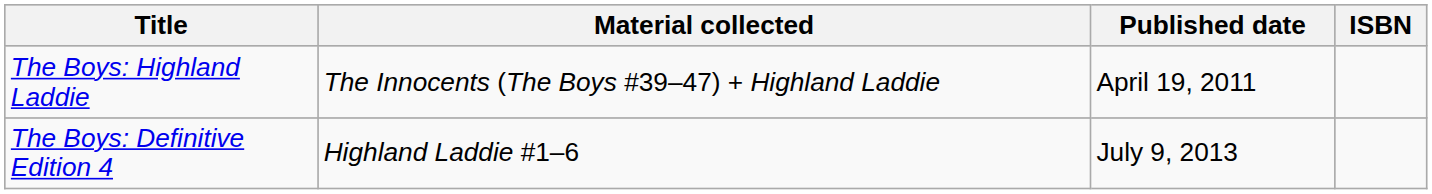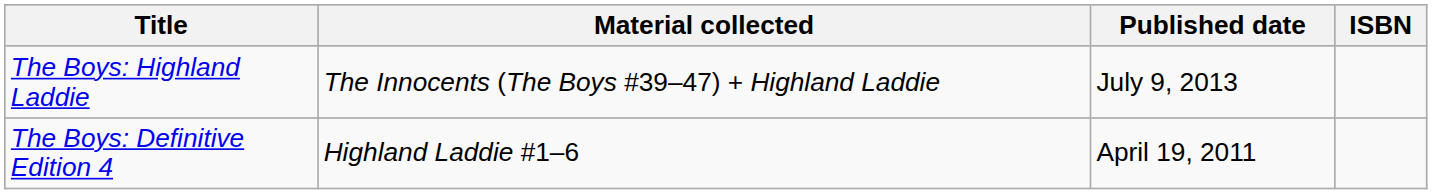(1176, 81) April 19, 2011 -> (1167, 81) July 9, 2013
(1167, 152) July 9, 2013 -> (1176, 152) April 19, 2011
